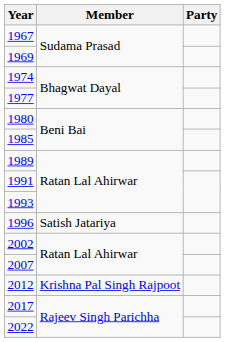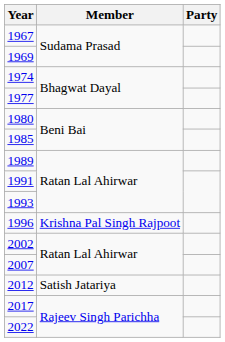(78, 222) Satish Jatariya -> (110, 222) Krishna Pal Singh Rajpoot
(110, 285) Krishna Pal Singh Rajpoot -> (78, 285) Satish Jatariya
